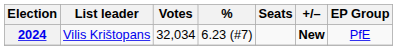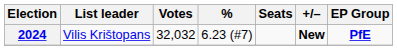(176, 34) 32,034 -> (176, 34) 32,032
(360, 34) normal -> (360, 34) bold
